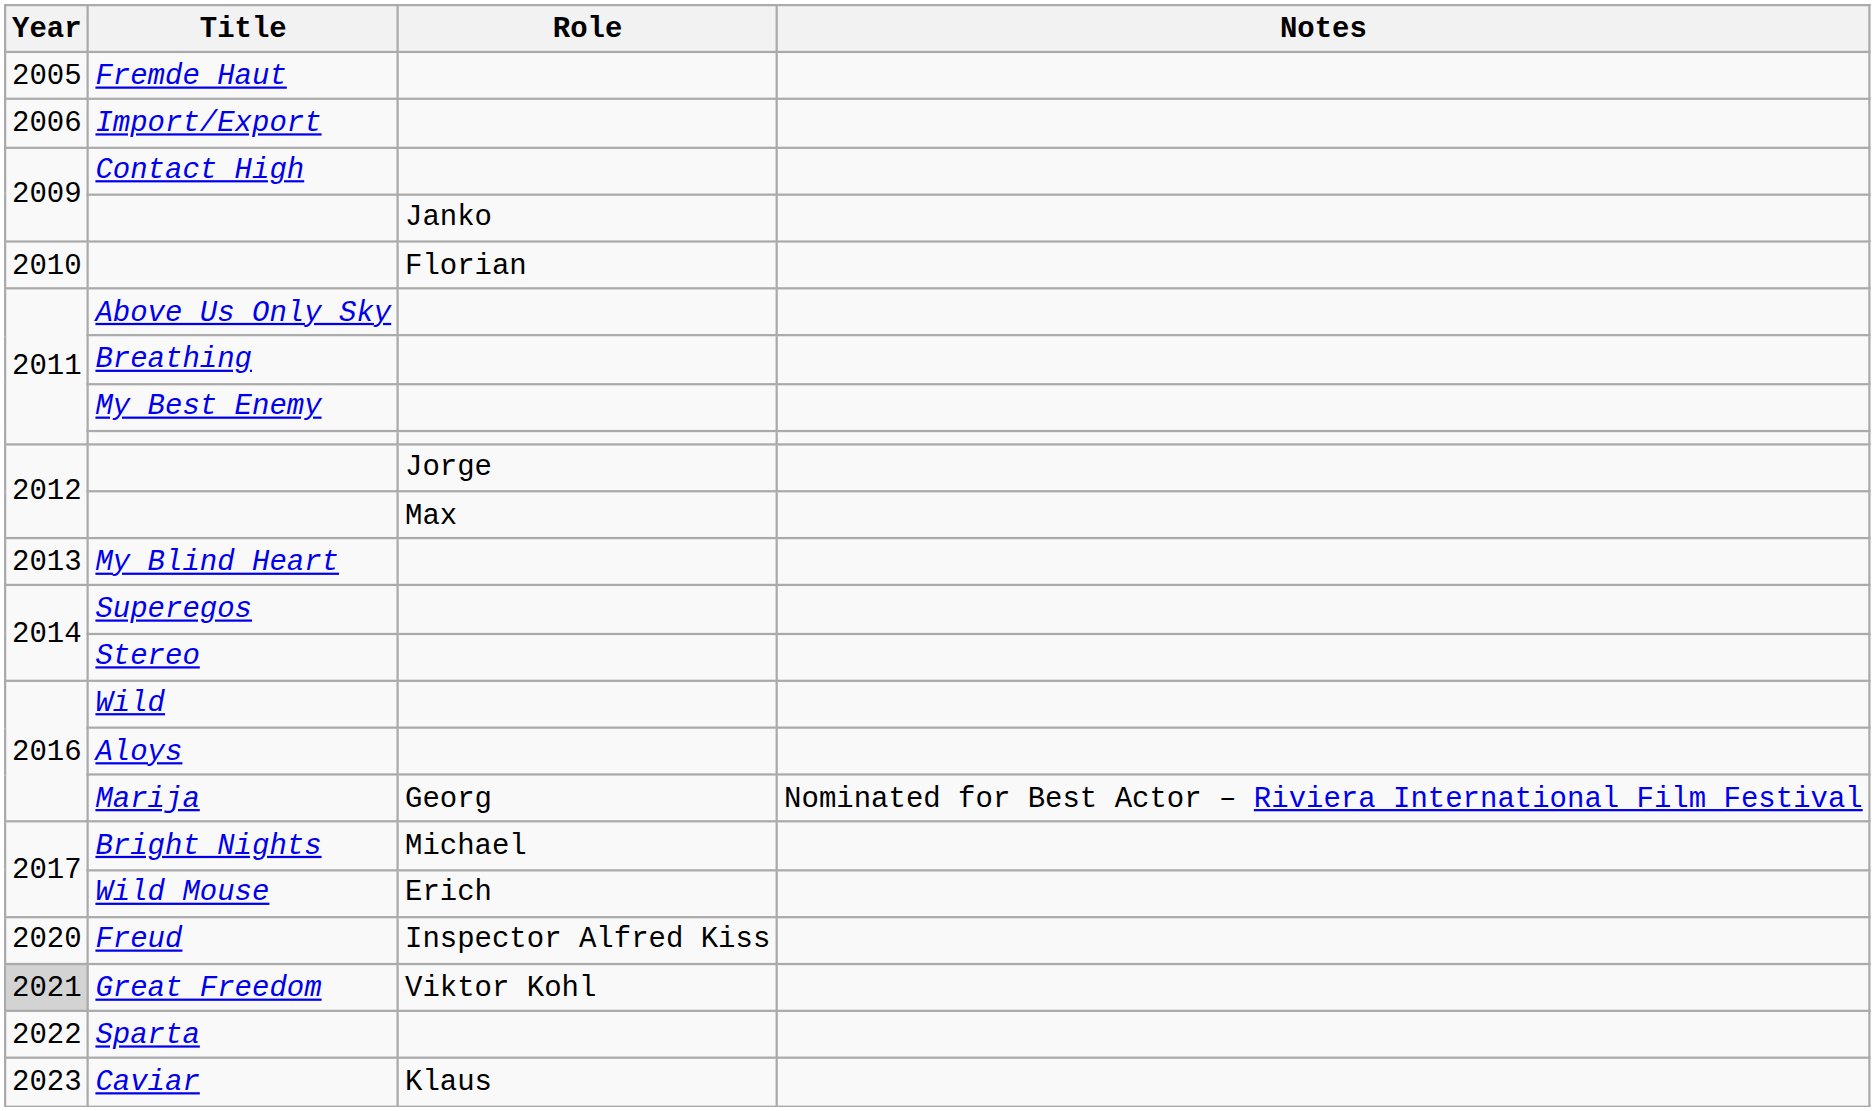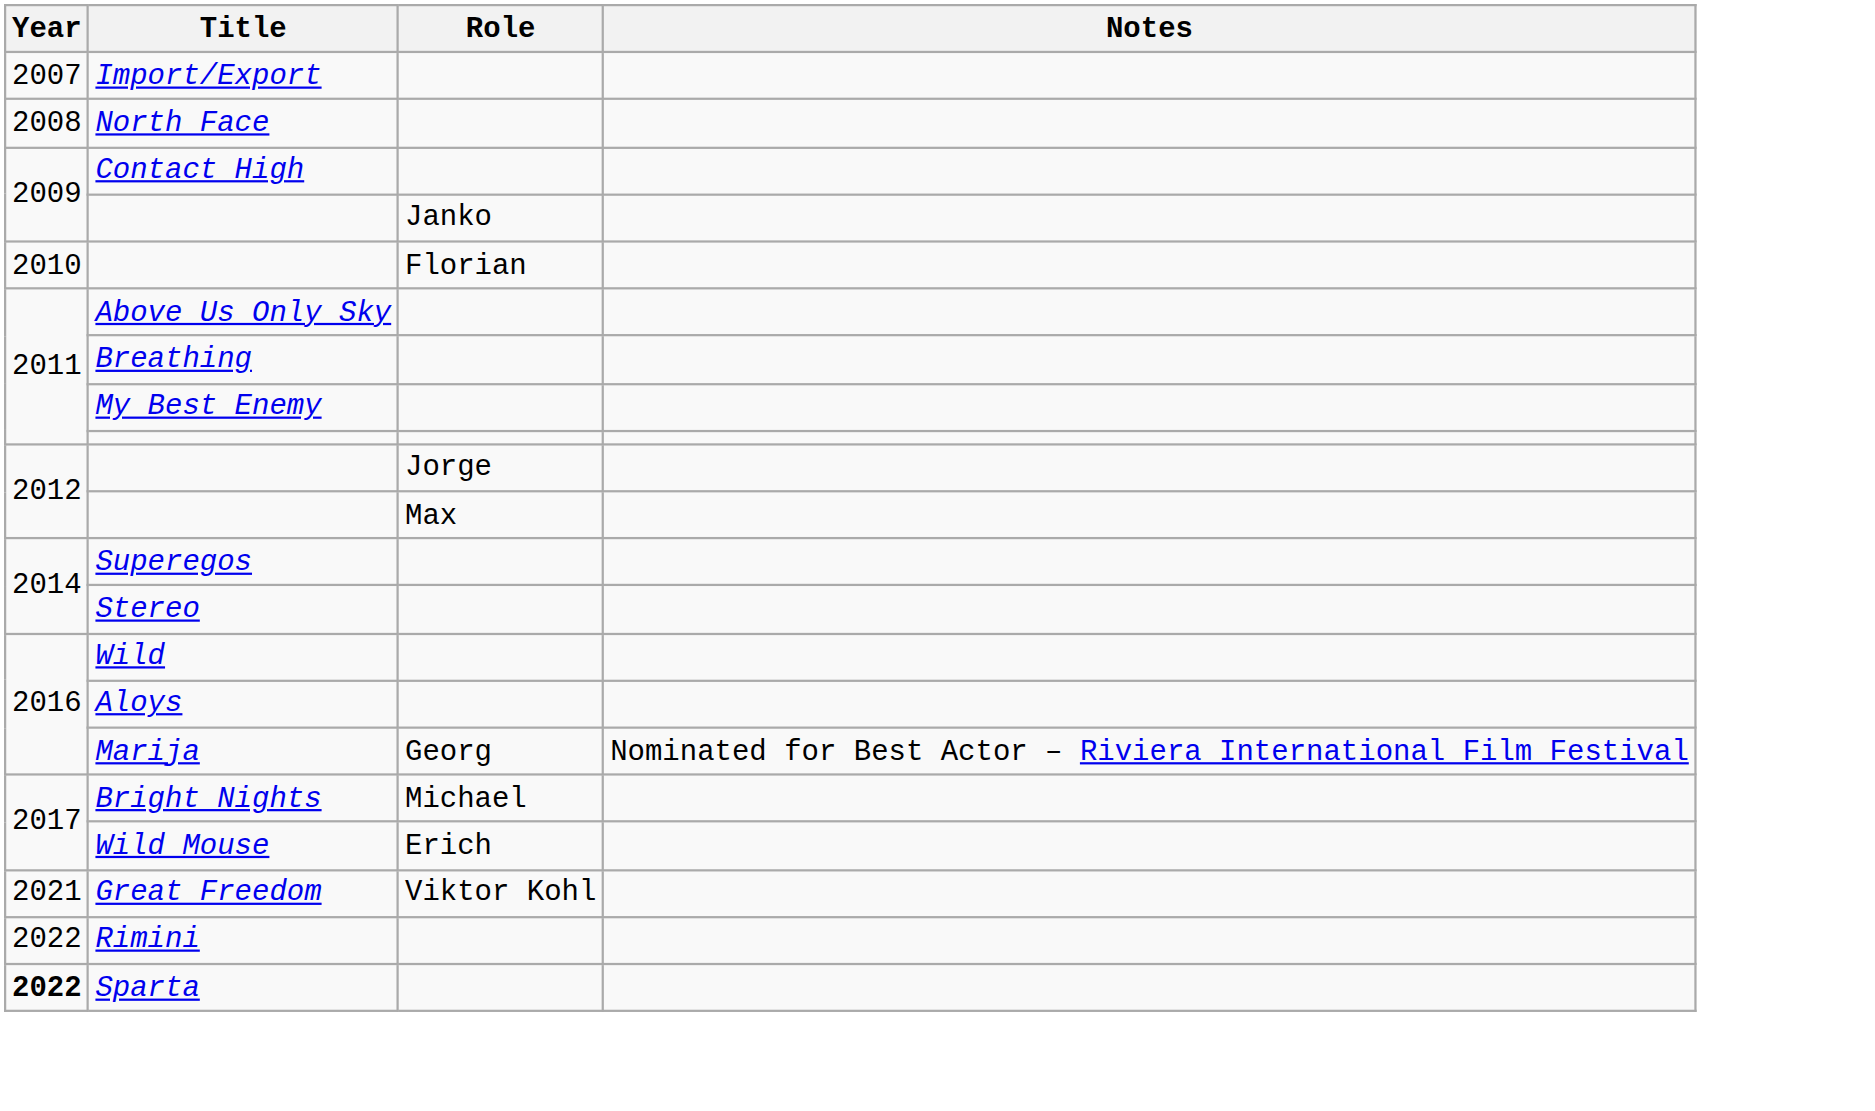- row: (191, 76)
(47, 123) 2006 -> (47, 76) 2007
+ row: (182, 123)
- row: (217, 562)
- row: (139, 940)
(47, 987) lightgrey background -> (47, 893) no background
+ row: (148, 940)
(47, 1035) normal -> (47, 987) bold
- row: (148, 1082)
